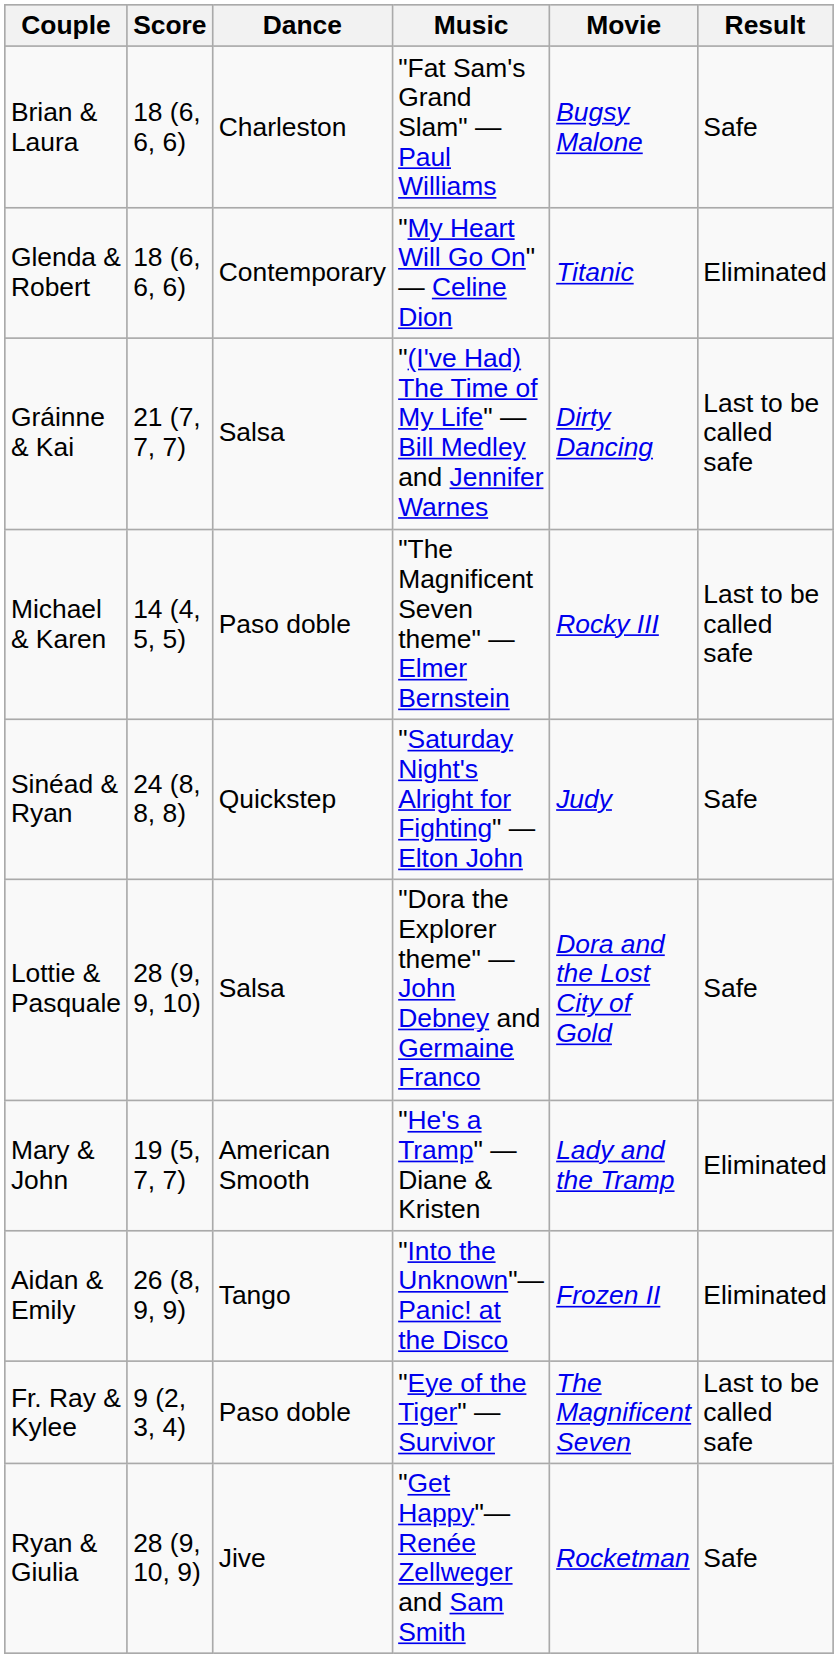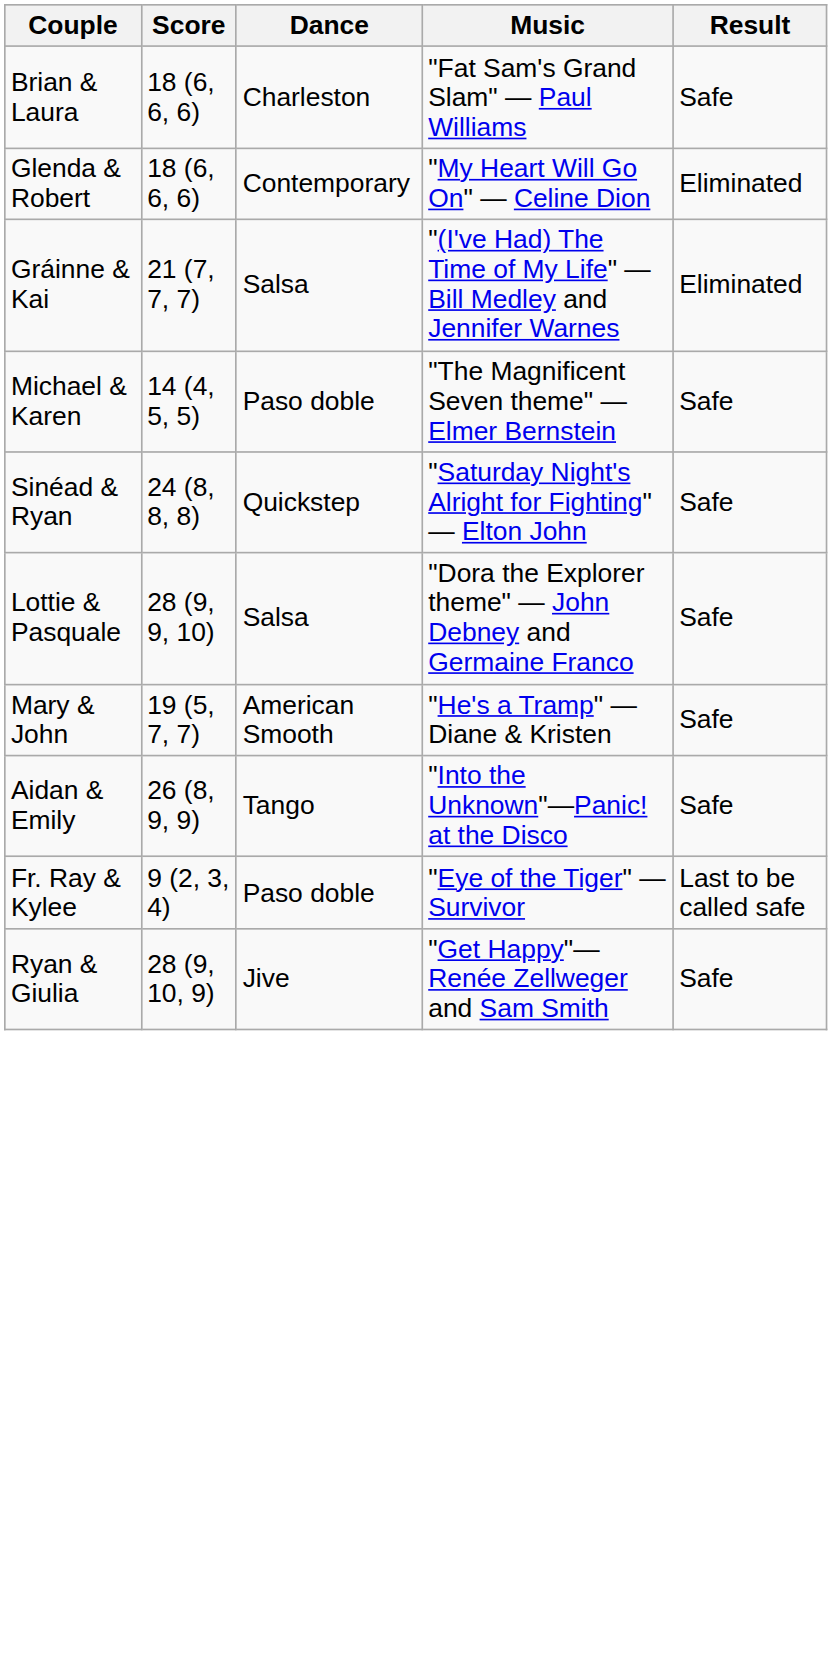- column: (624, 25)
(761, 433) Last to be called safe -> (741, 284) Eliminated
(761, 623) Last to be called safe -> (706, 400) Safe
(765, 1164) Eliminated -> (706, 719) Safe
(765, 1295) Eliminated -> (706, 805) Safe
